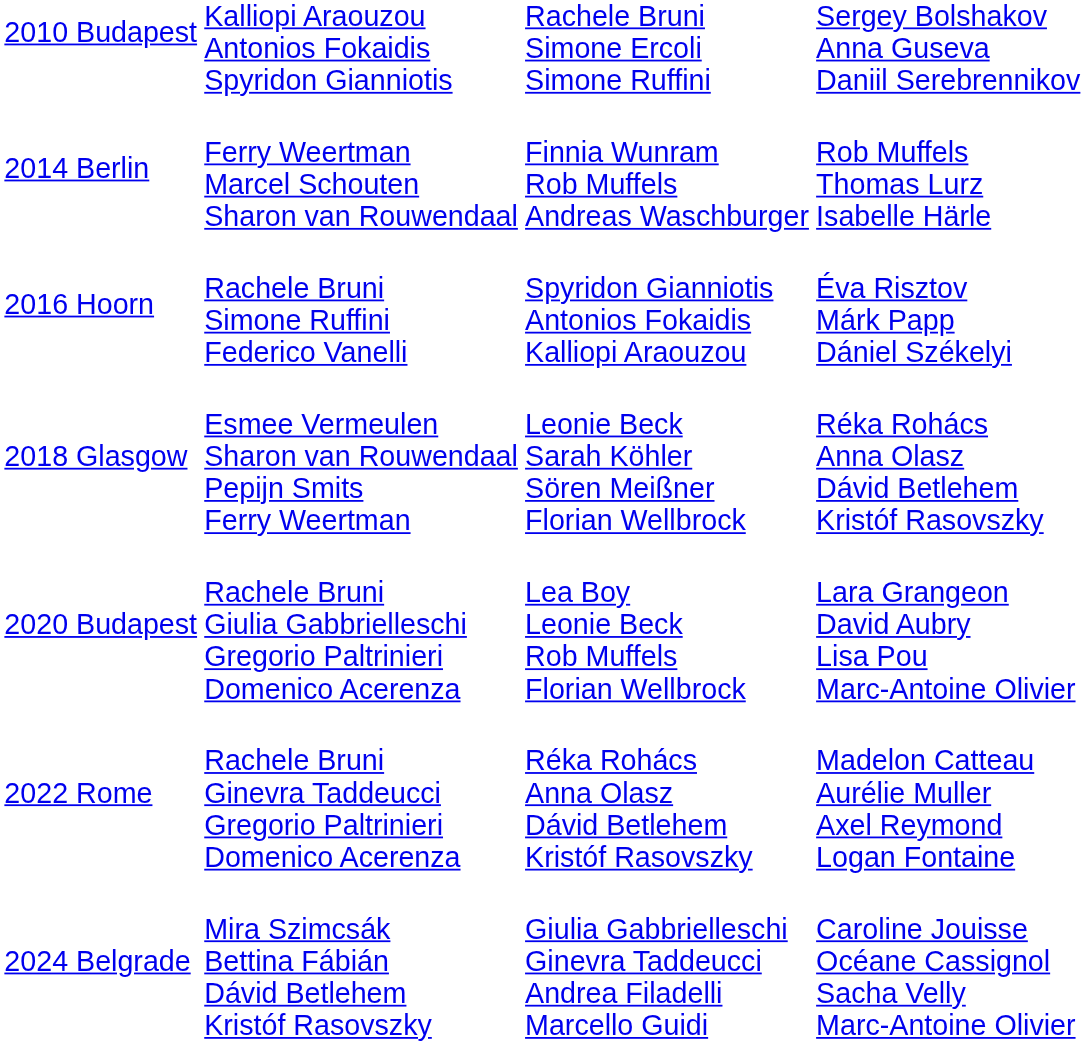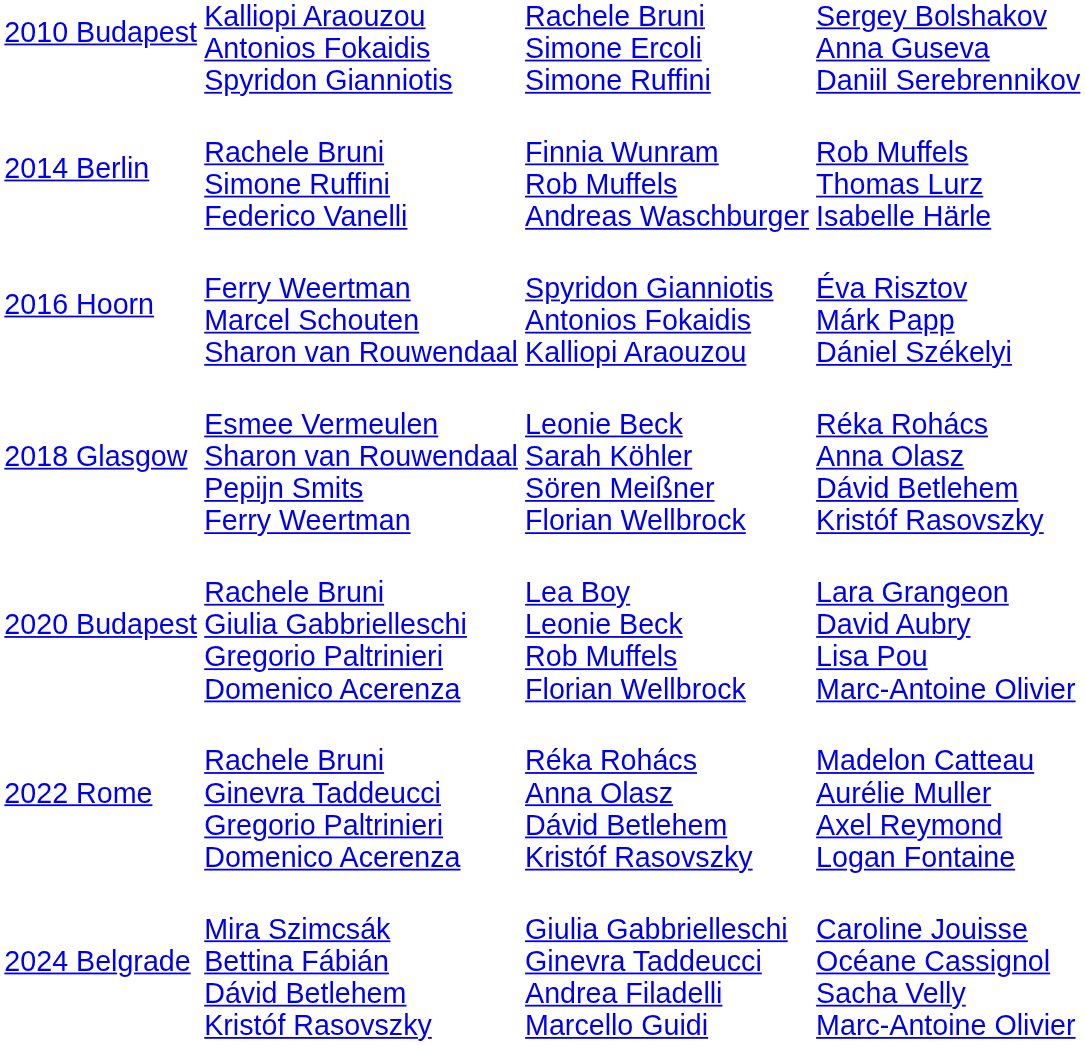(361, 184) Ferry Weertman Marcel Schouten Sharon van Rouwendaal -> (306, 184) Rachele Bruni Simone Ruffini Federico Vanelli
(306, 320) Rachele Bruni Simone Ruffini Federico Vanelli -> (361, 320) Ferry Weertman Marcel Schouten Sharon van Rouwendaal
